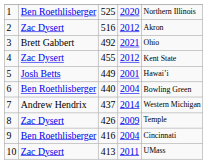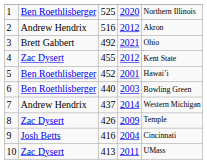(42, 27) Zac Dysert -> (54, 27) Andrew Hendrix
(41, 74) Josh Betts -> (59, 74) Ben Roethlisberger
(108, 74) 449 -> (108, 74) 452
(130, 89) 2004 -> (130, 89) 2003
(59, 136) Ben Roethlisberger -> (41, 136) Josh Betts
